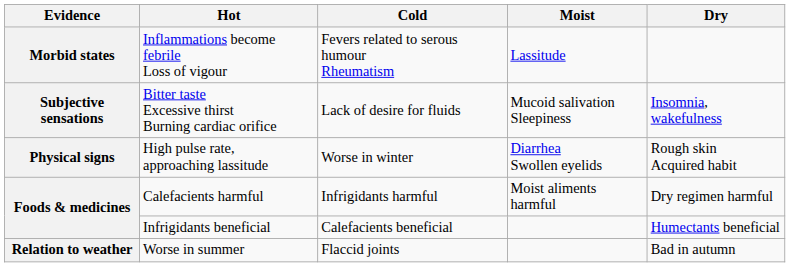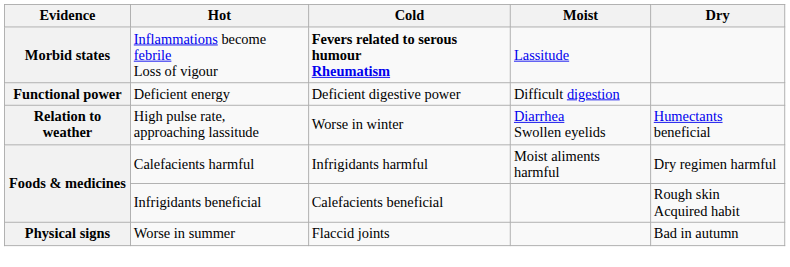(390, 54) normal -> (384, 54) bold
+ row: (182, 93)
- row: (210, 110)
(72, 157) Physical signs -> (67, 124) Relation to weather
(694, 157) Rough skin Acquired habit -> (688, 124) Humectants beneficial
(715, 227) Humectants beneficial -> (697, 203) Rough skin Acquired habit
(72, 250) Relation to weather -> (67, 233) Physical signs
